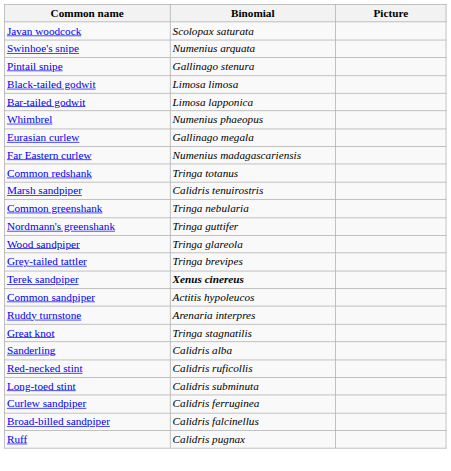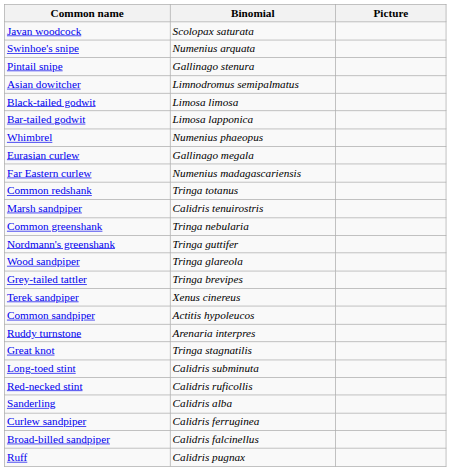+ row: (44, 84)
(208, 279) bold -> (206, 297) normal
rows swapped: (31, 350) <-> (41, 386)
